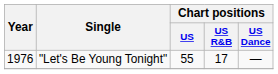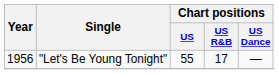(20, 59) 1976 -> (20, 59) 1956
